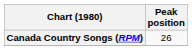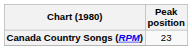(166, 38) 26 -> (166, 38) 23
